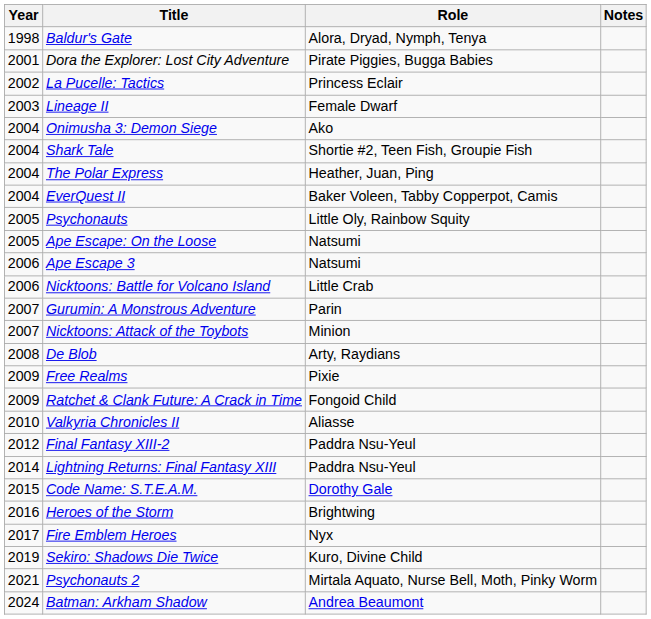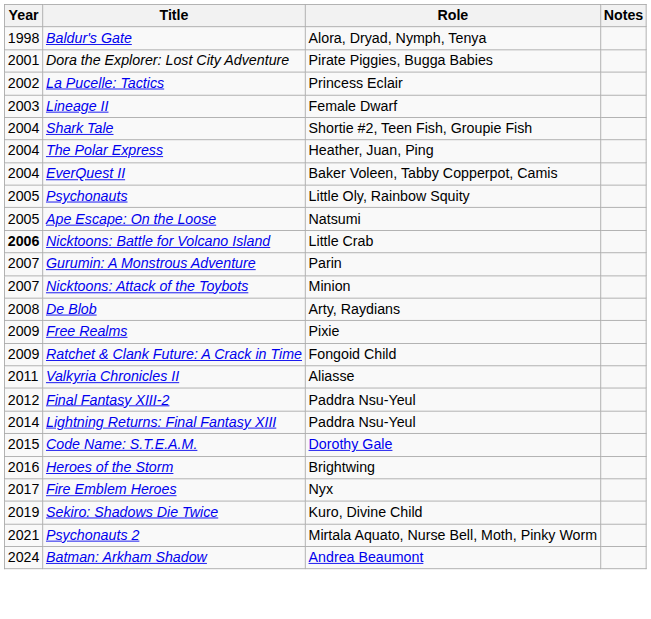- row: (131, 128)
- row: (90, 264)
(24, 286) normal -> (24, 241) bold
(24, 422) 2010 -> (23, 377) 2011
